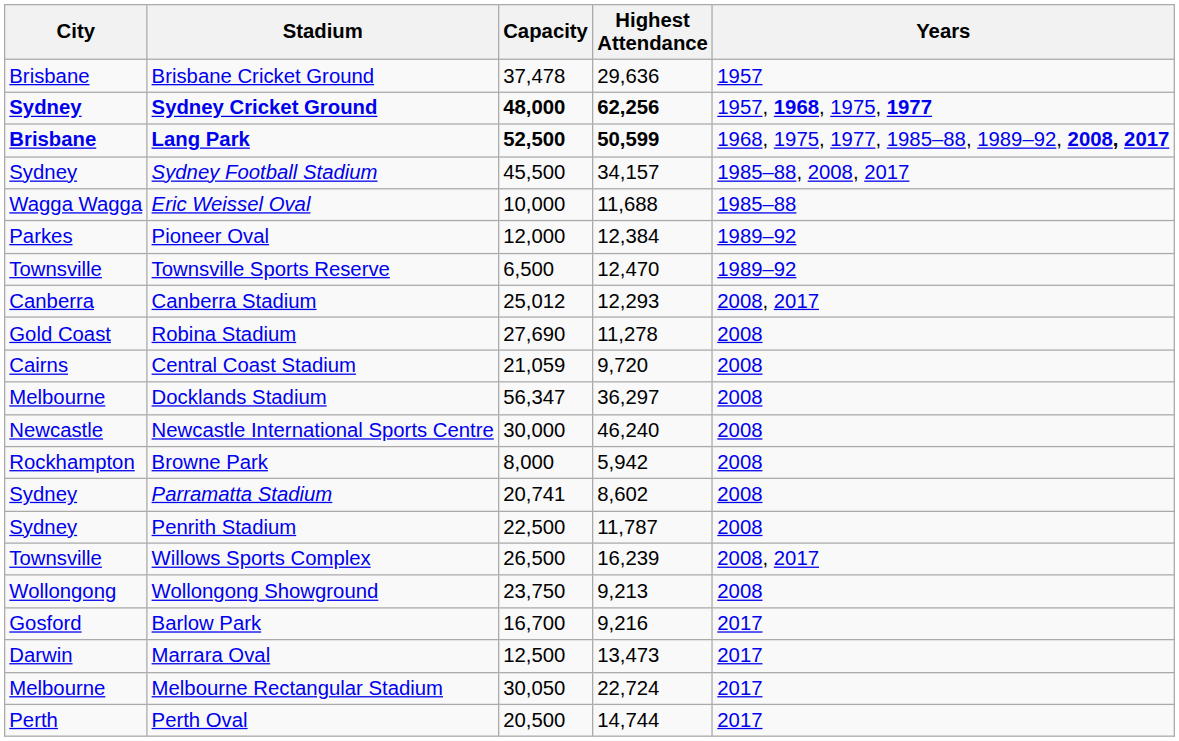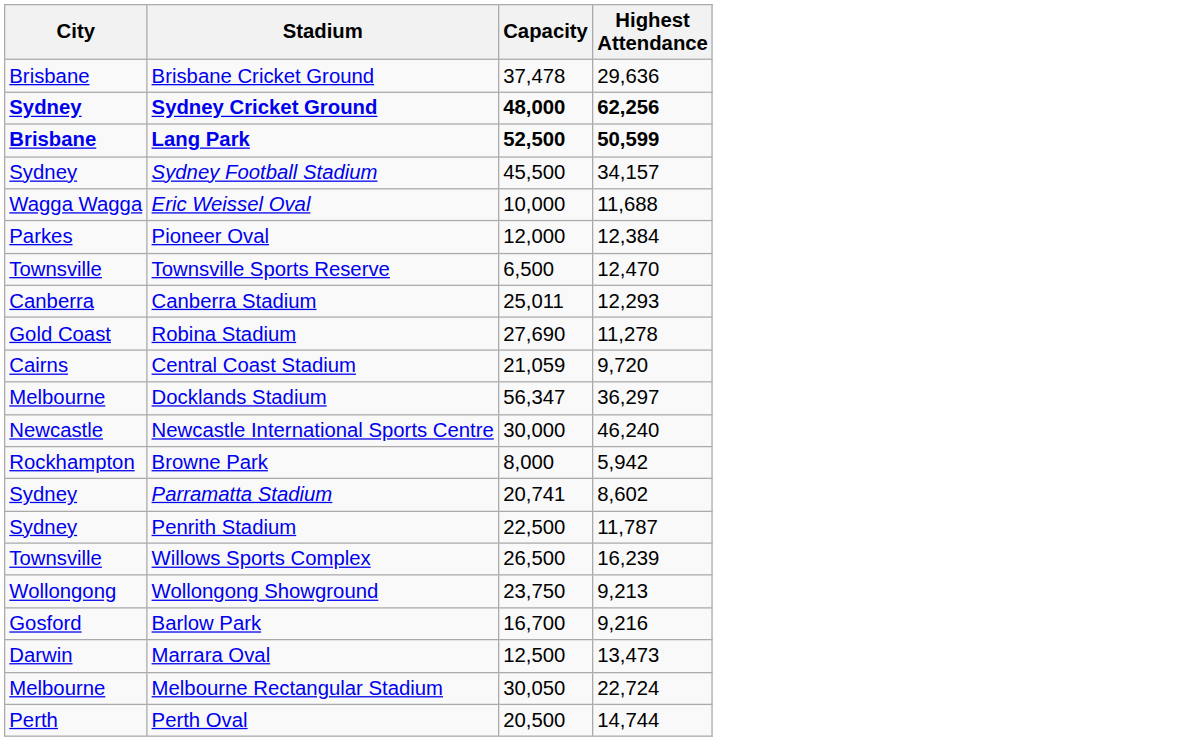- column: (943, 32)
(534, 301) 25,012 -> (534, 301) 25,011
